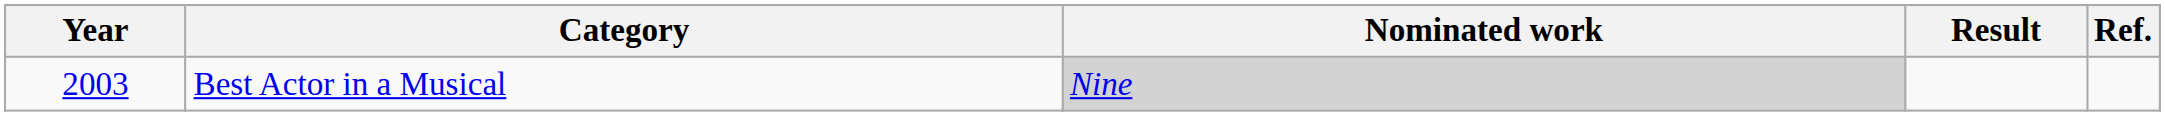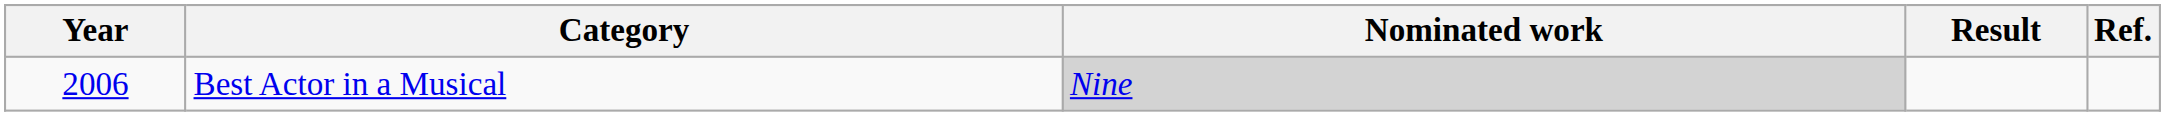(95, 83) 2003 -> (95, 83) 2006
